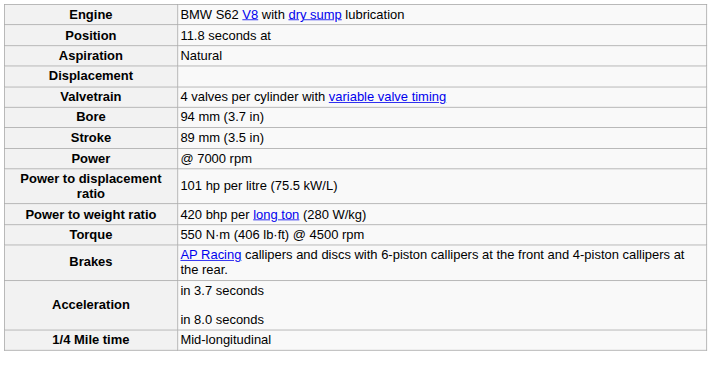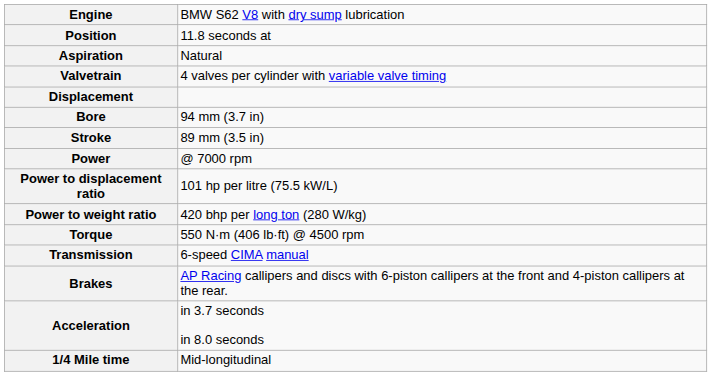rows swapped: (91, 96) <-> (91, 76)
+ row: (91, 255)
